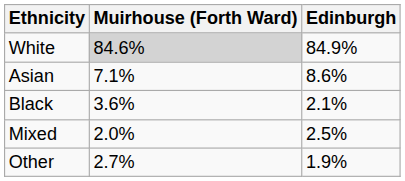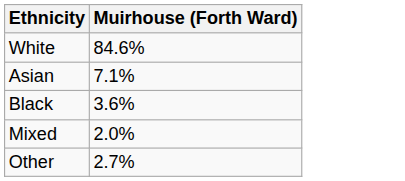- column: (351, 18)
(119, 47) lightgrey background -> (119, 47) no background
